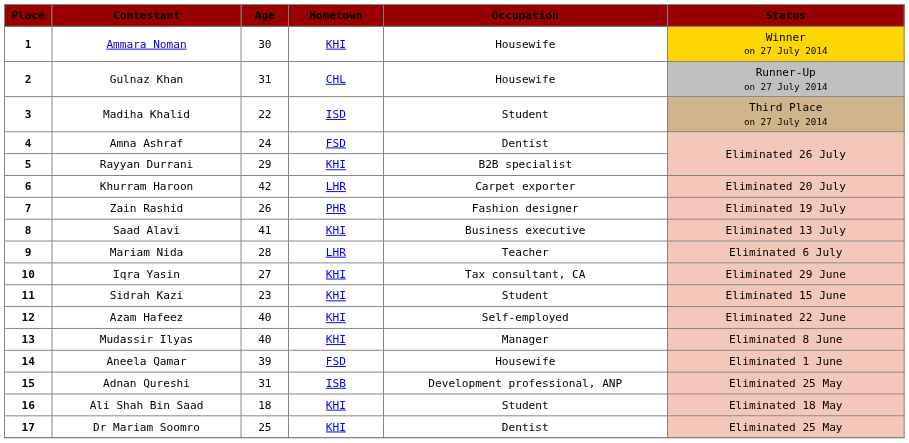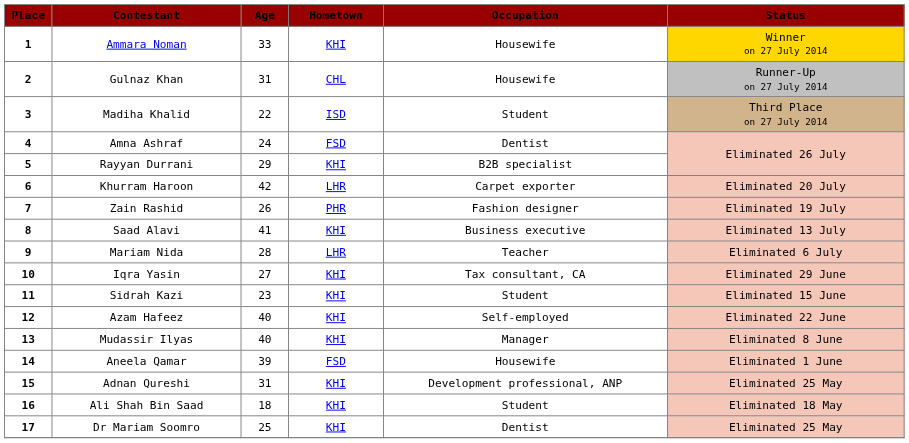(265, 44) 30 -> (265, 44) 33
(336, 383) ISB -> (336, 383) KHI
